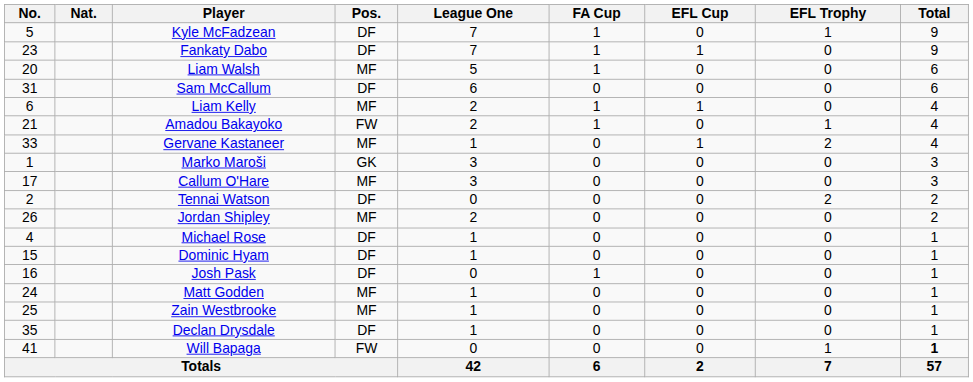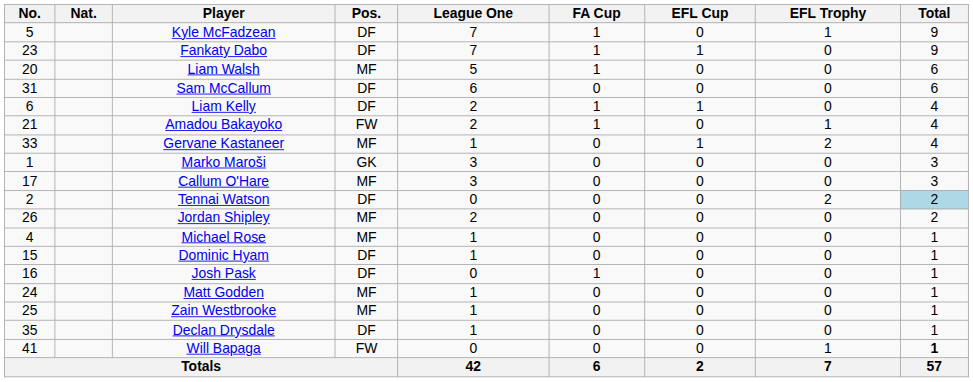(366, 106) MF -> (366, 106) DF
(934, 199) no background -> (934, 199) lightblue background
(366, 236) DF -> (366, 236) MF
